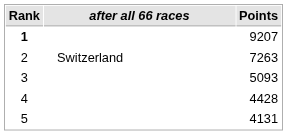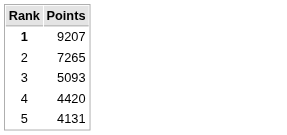- column: (139, 16)
(264, 57) 7263 -> (71, 57) 7265
(264, 98) 4428 -> (71, 98) 4420
